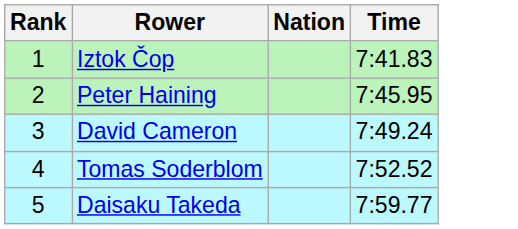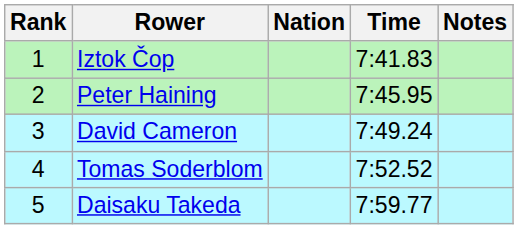+ column: (475, 22)
